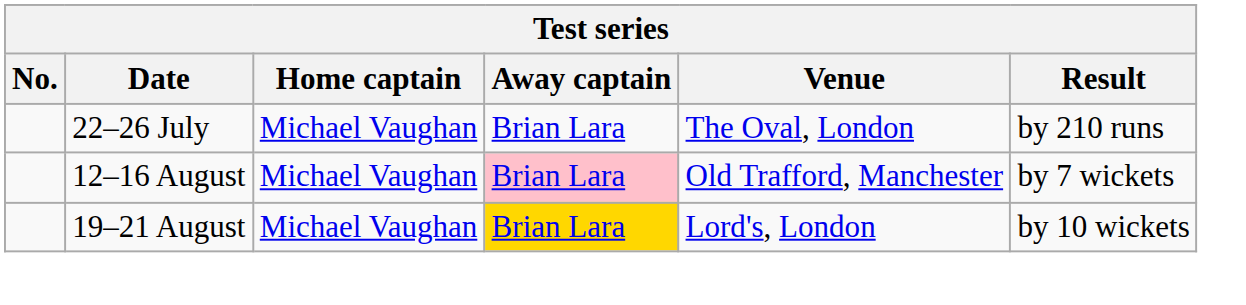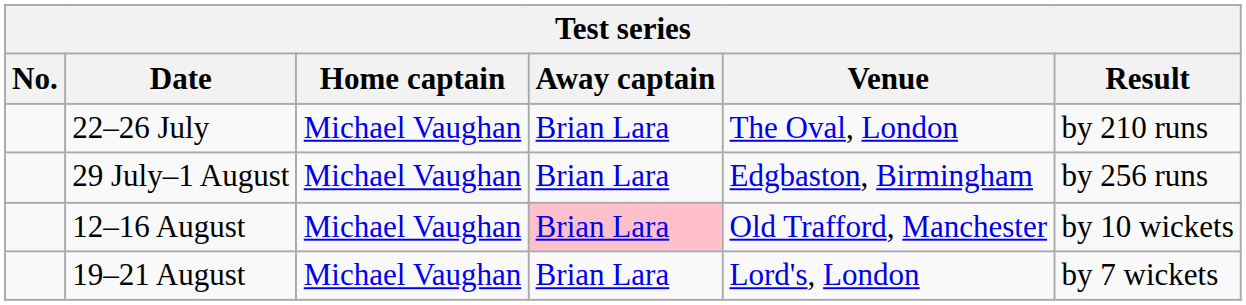+ row: (181, 176)
(1096, 176) by 7 wickets -> (1148, 226) by 10 wickets
(558, 226) gold background -> (602, 275) no background
(1104, 226) by 10 wickets -> (1140, 275) by 7 wickets
